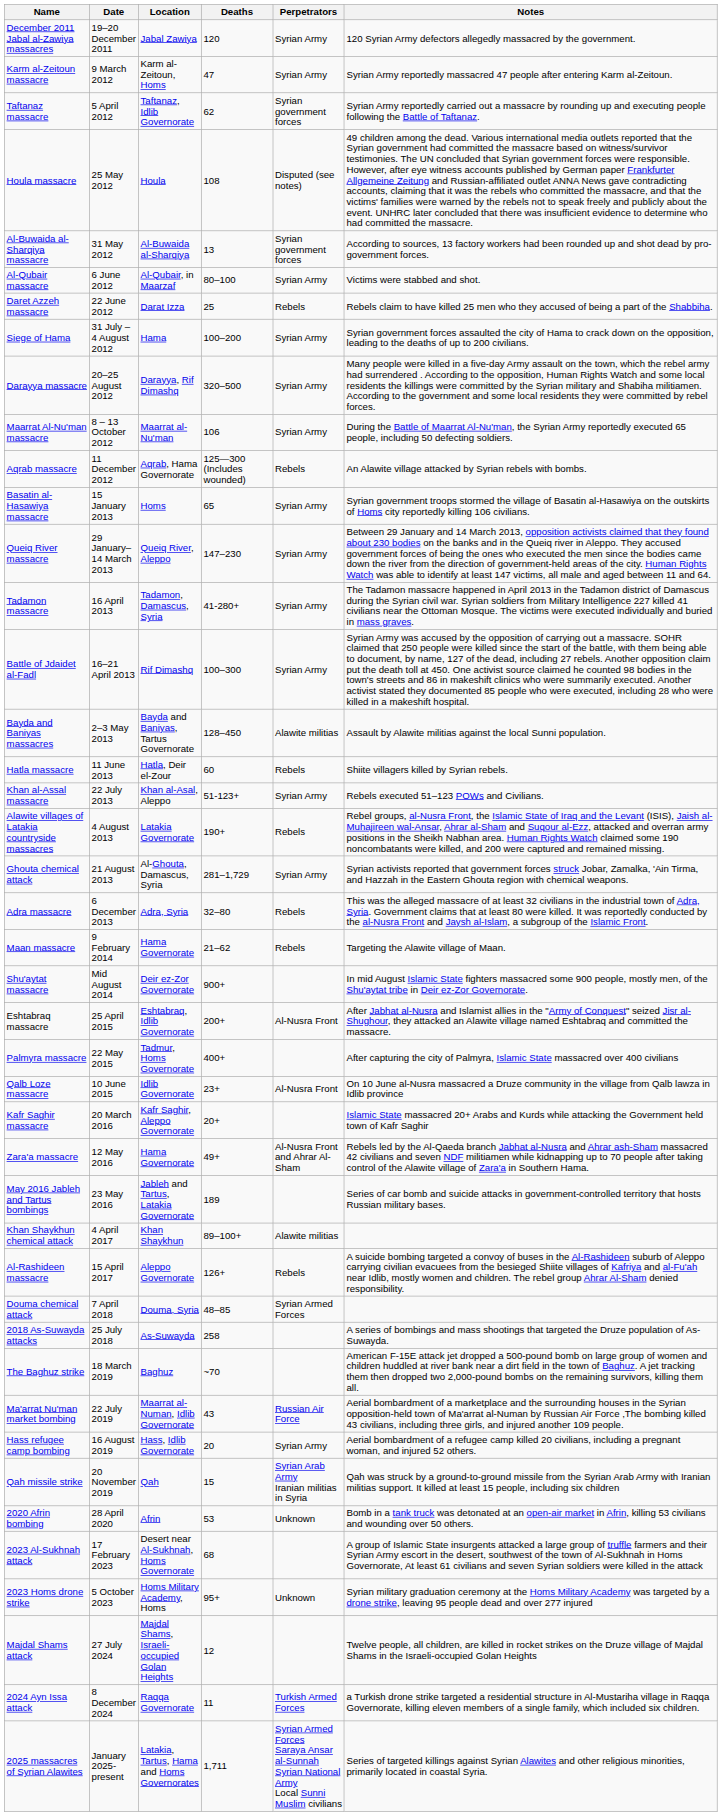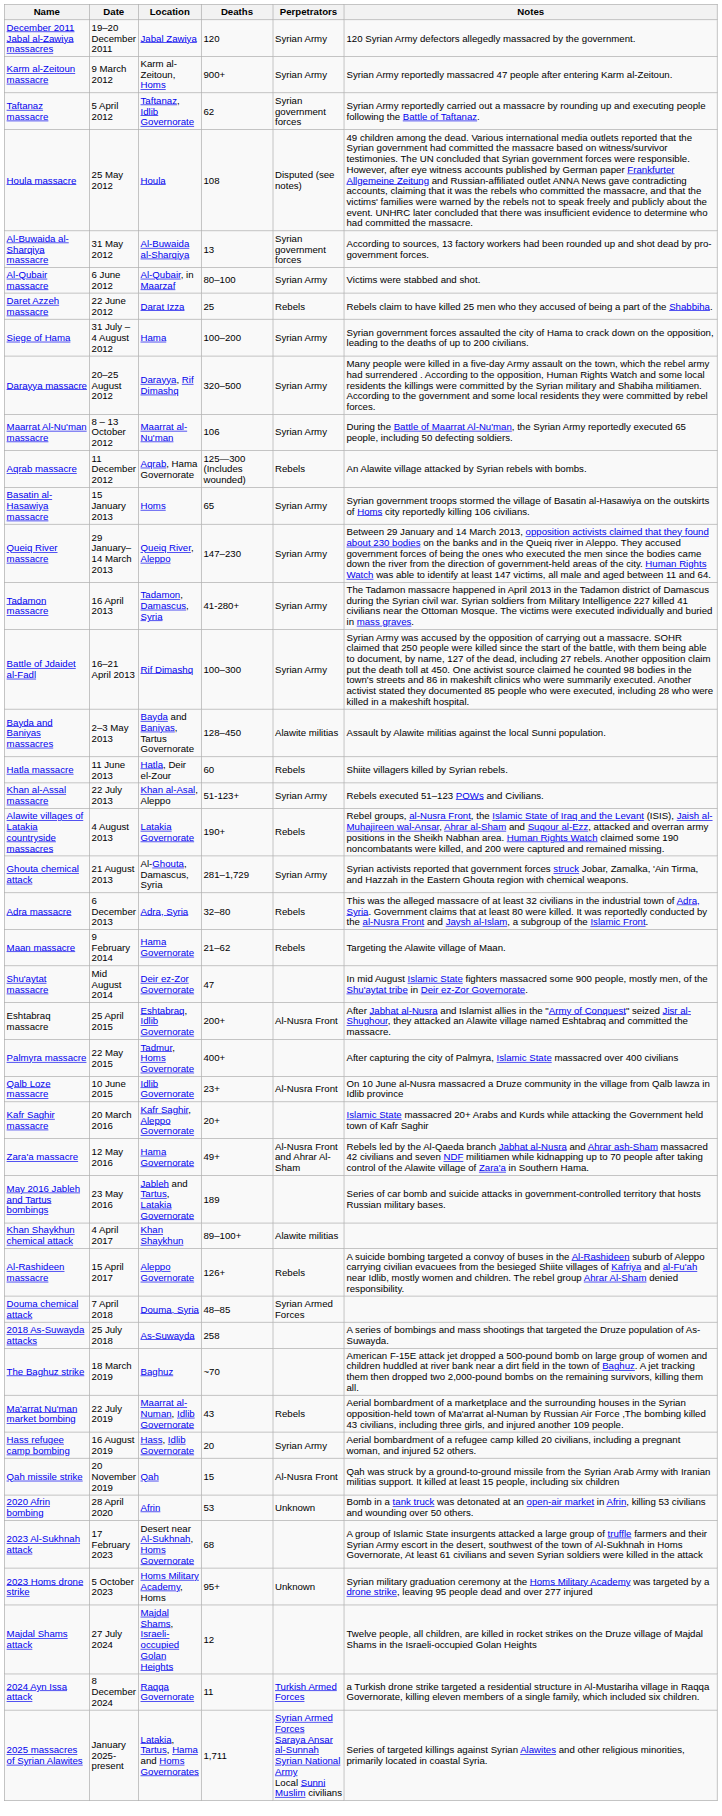(209, 75) 47 -> (214, 75) 900+
(214, 985) 900+ -> (209, 985) 47
(299, 1414) Russian Air Force -> (290, 1414) Rebels
(306, 1482) Syrian Arab Army Iranian militias in Syria -> (306, 1477) Al-Nusra Front
